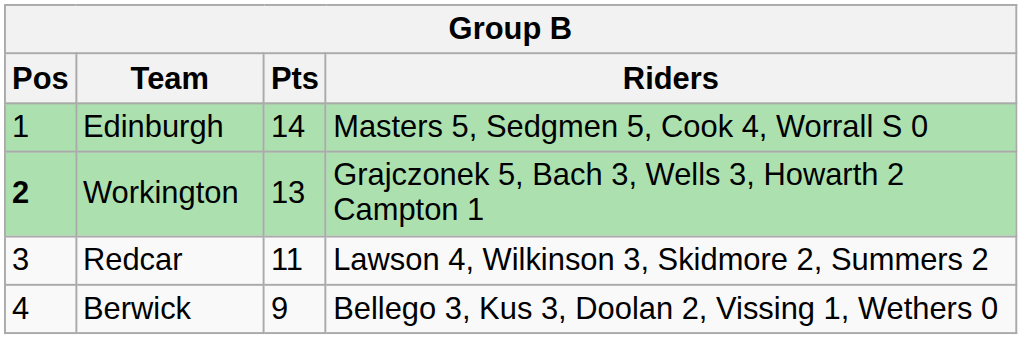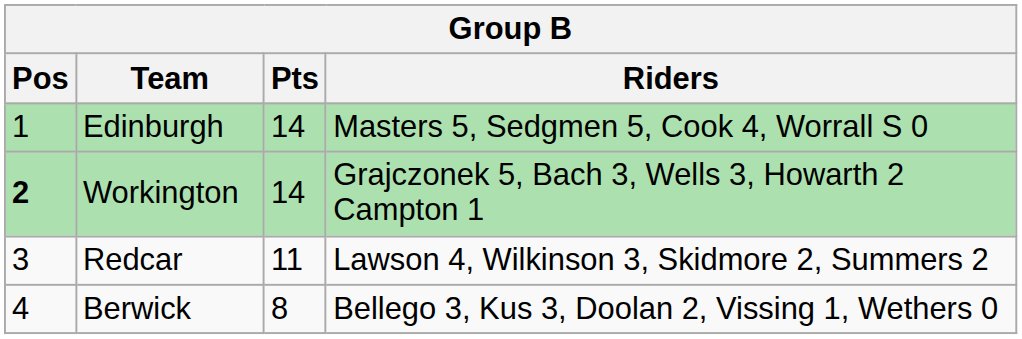(288, 193) 13 -> (288, 193) 14
(279, 308) 9 -> (279, 308) 8
